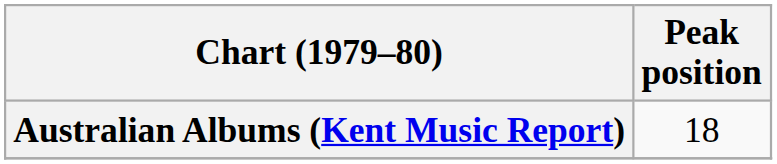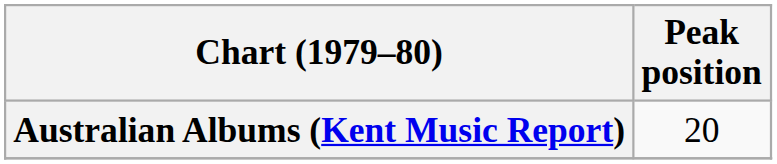(702, 128) 18 -> (702, 128) 20
